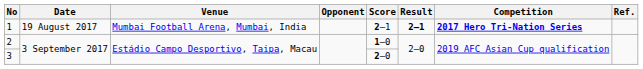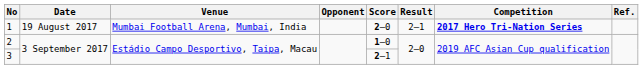(382, 27) 2–1 -> (382, 27) 2–0
(416, 27) bold -> (416, 27) normal
(382, 57) 2–0 -> (382, 57) 2–1
